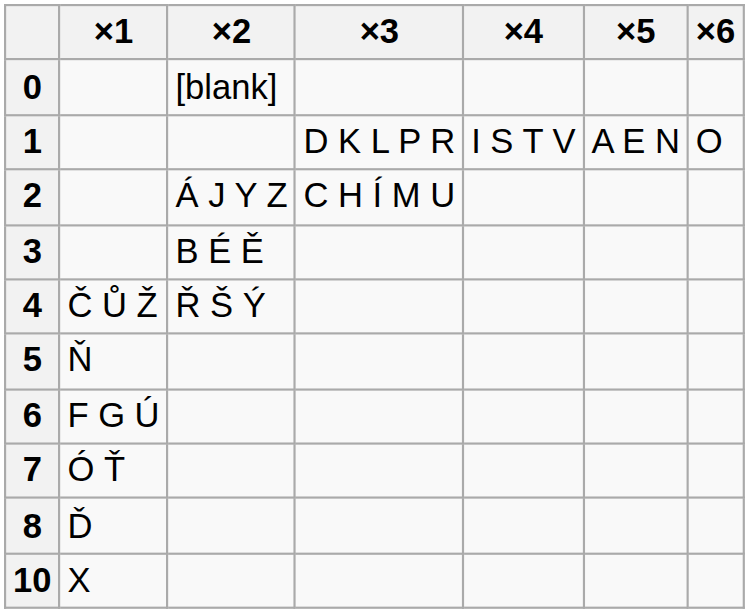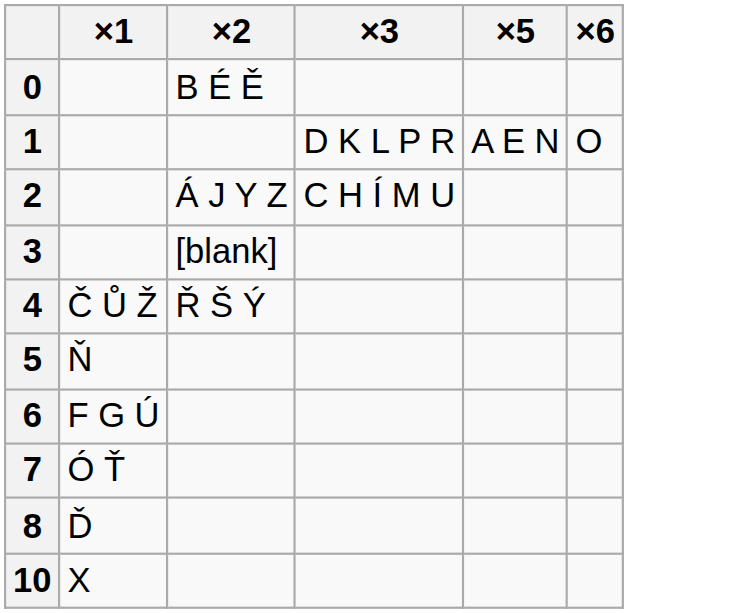- column: (523, 31)
(226, 86) [blank] -> (220, 86) B É Ě
(220, 251) B É Ě -> (226, 251) [blank]
